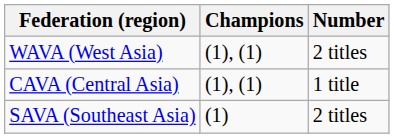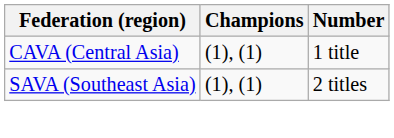- row: (86, 52)
(217, 116) (1) -> (233, 84) (1), (1)
